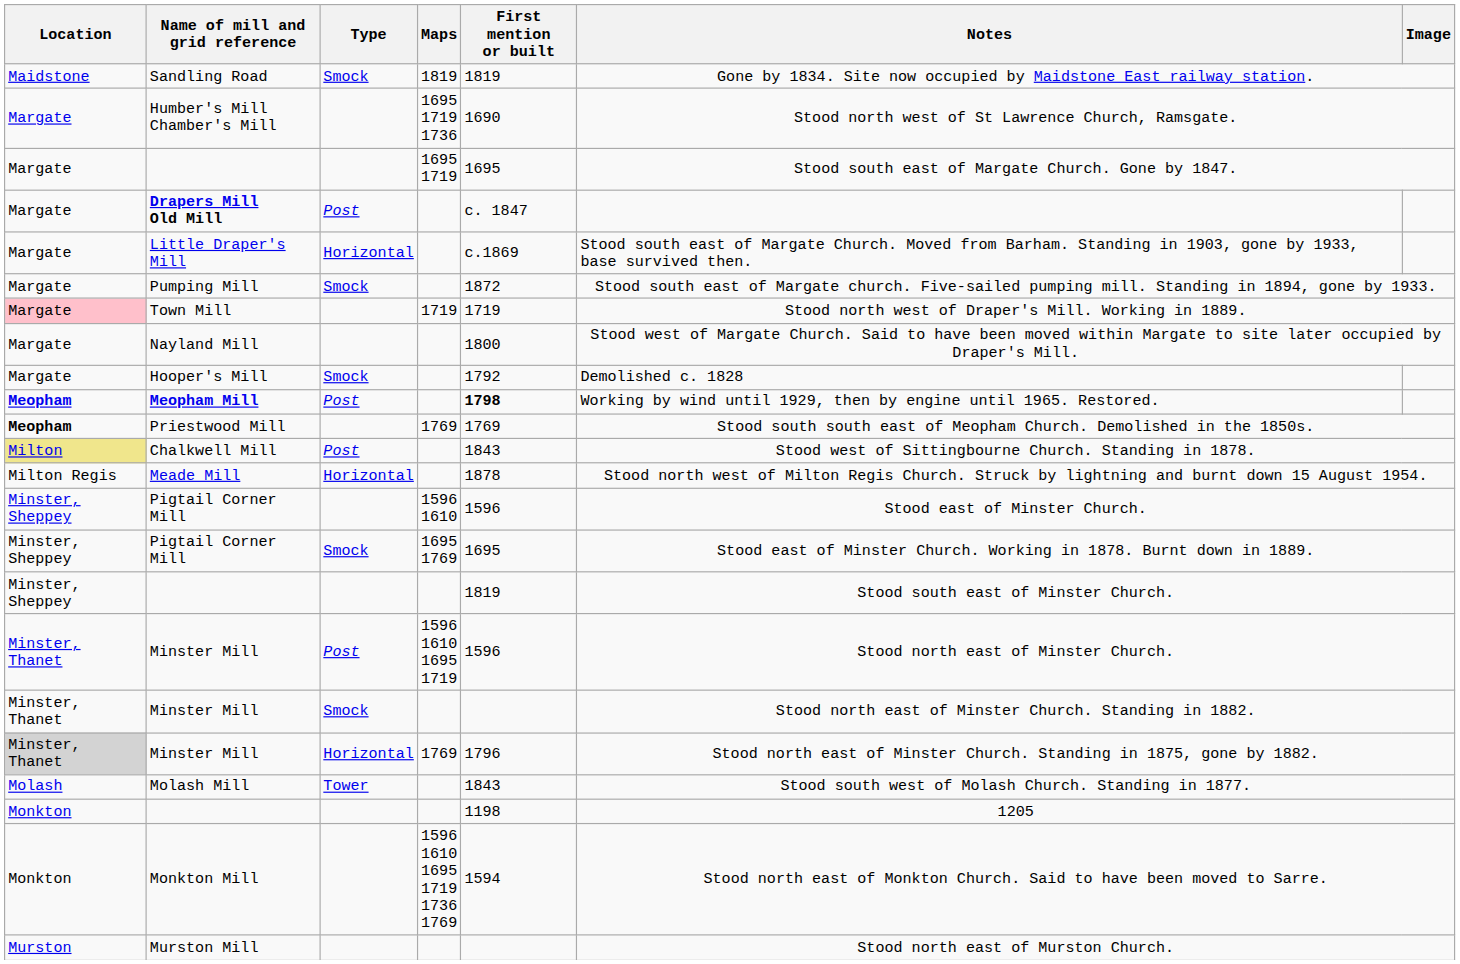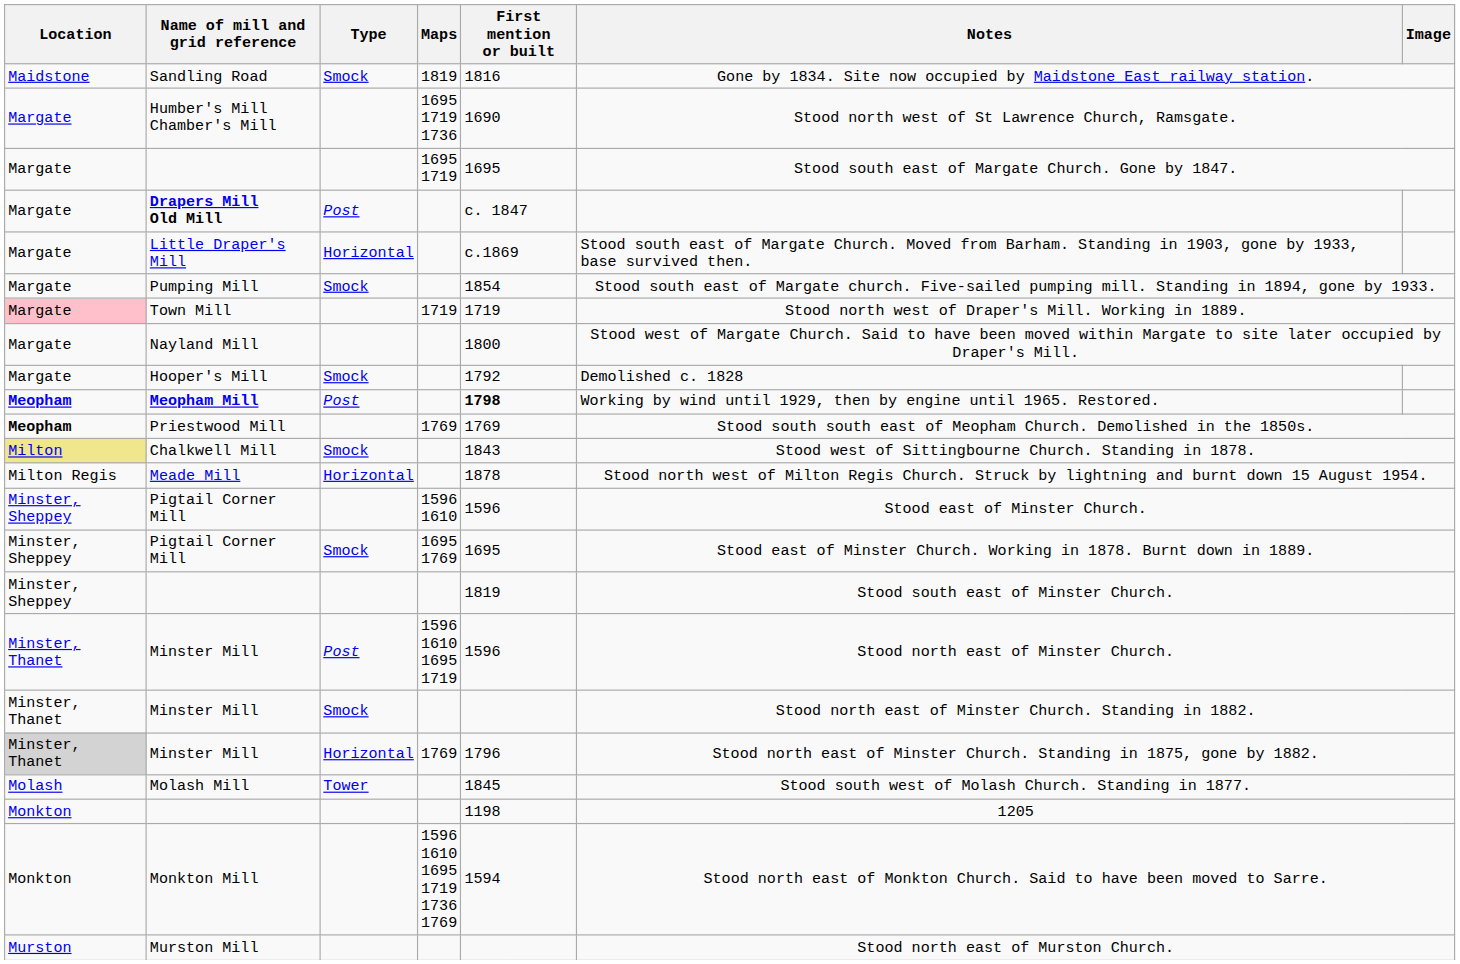(482, 76) 1819 -> (482, 76) 1816
(482, 286) 1872 -> (482, 286) 1854
(341, 451) Post -> (346, 451) Smock
(482, 787) 1843 -> (482, 787) 1845
